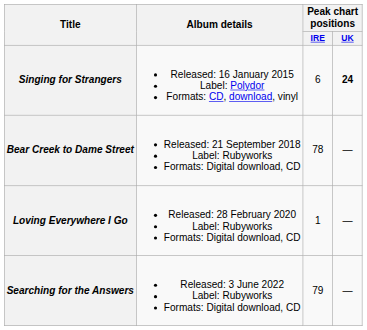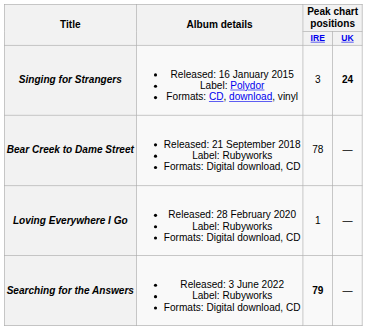(318, 80) 6 -> (318, 80) 3
(318, 290) normal -> (318, 290) bold
